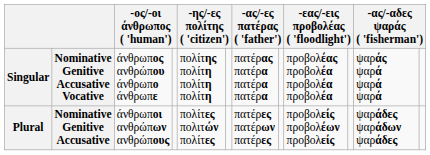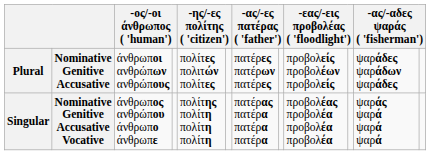rows swapped: (28, 77) <-> (28, 127)
